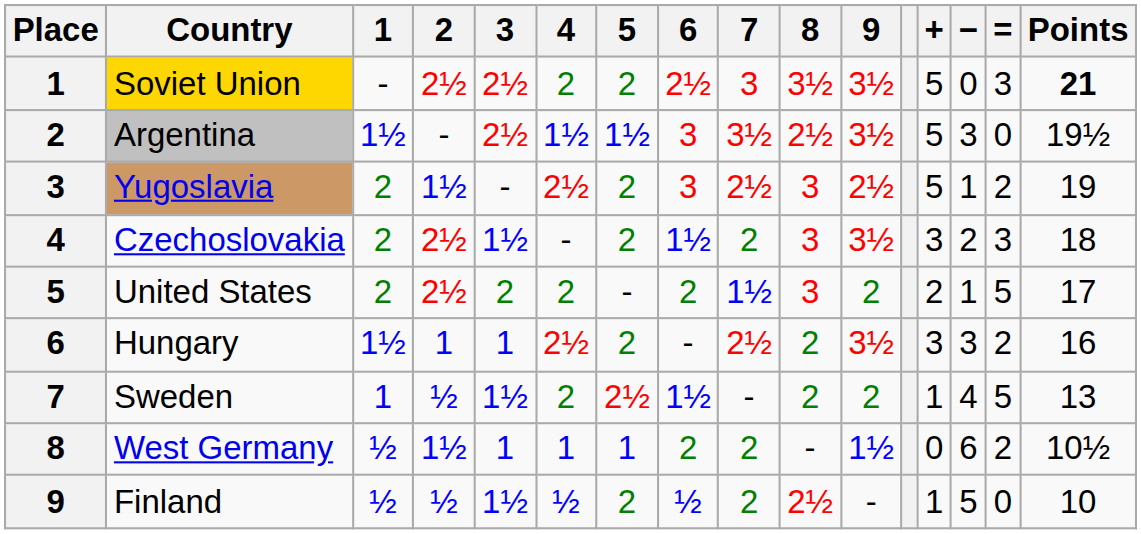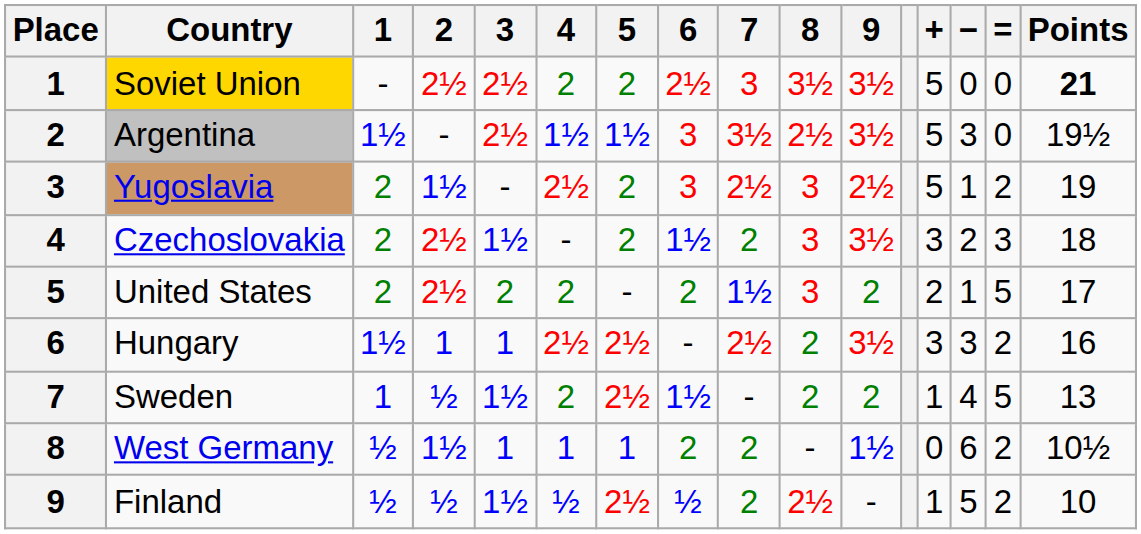(1003, 82) 3 -> (1003, 82) 0
(627, 344) 2 -> (627, 344) 2½
(627, 501) 2 -> (627, 501) 2½
(1003, 501) 0 -> (1003, 501) 2
